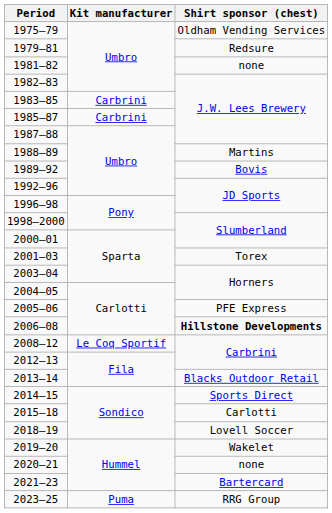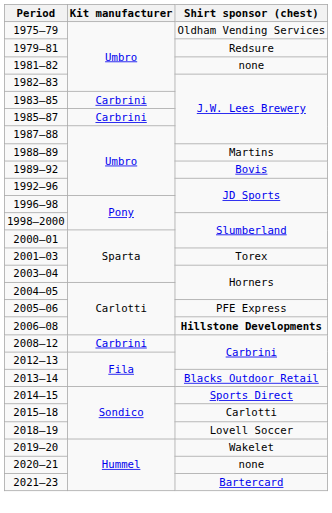(121, 343) Le Coq Sportif -> (121, 343) Carbrini
- row: (36, 500)
